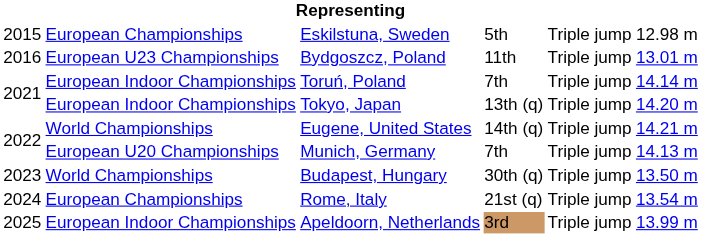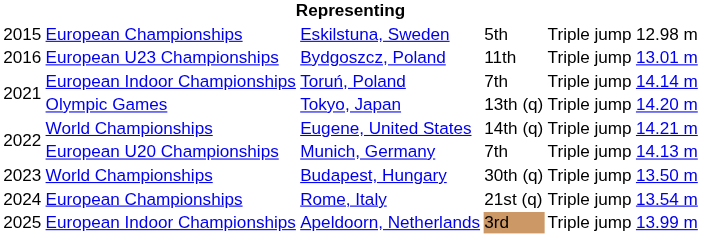(171, 104) European Indoor Championships -> (106, 104) Olympic Games
